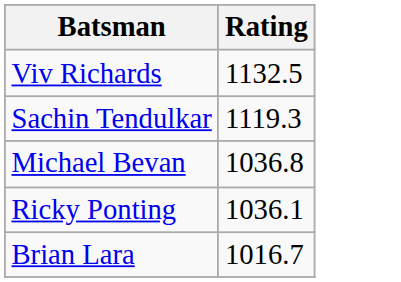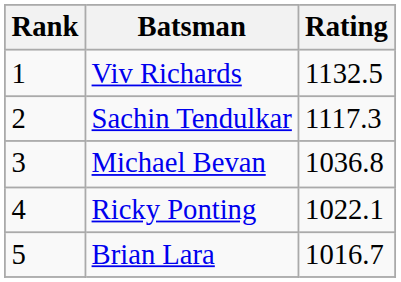+ column: (45, 27)
(263, 118) 1119.3 -> (343, 118) 1117.3
(264, 208) 1036.1 -> (344, 208) 1022.1
